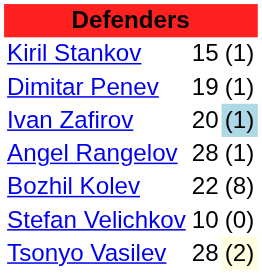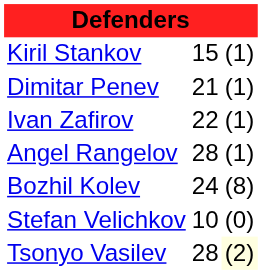(205, 86) 19 -> (205, 86) 21
(205, 120) 20 -> (205, 120) 22
(239, 120) lightblue background -> (239, 120) no background
(205, 186) 22 -> (205, 186) 24
